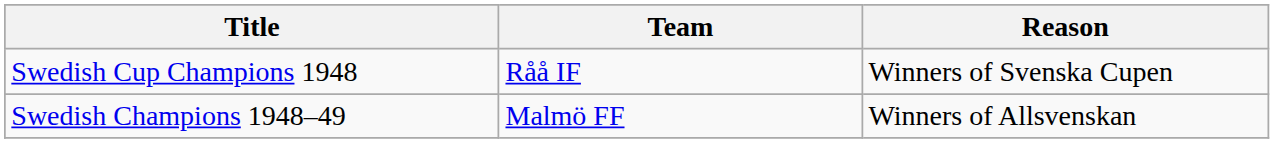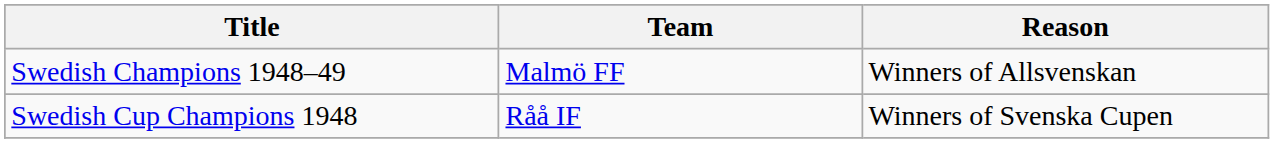rows swapped: (179, 115) <-> (184, 71)
